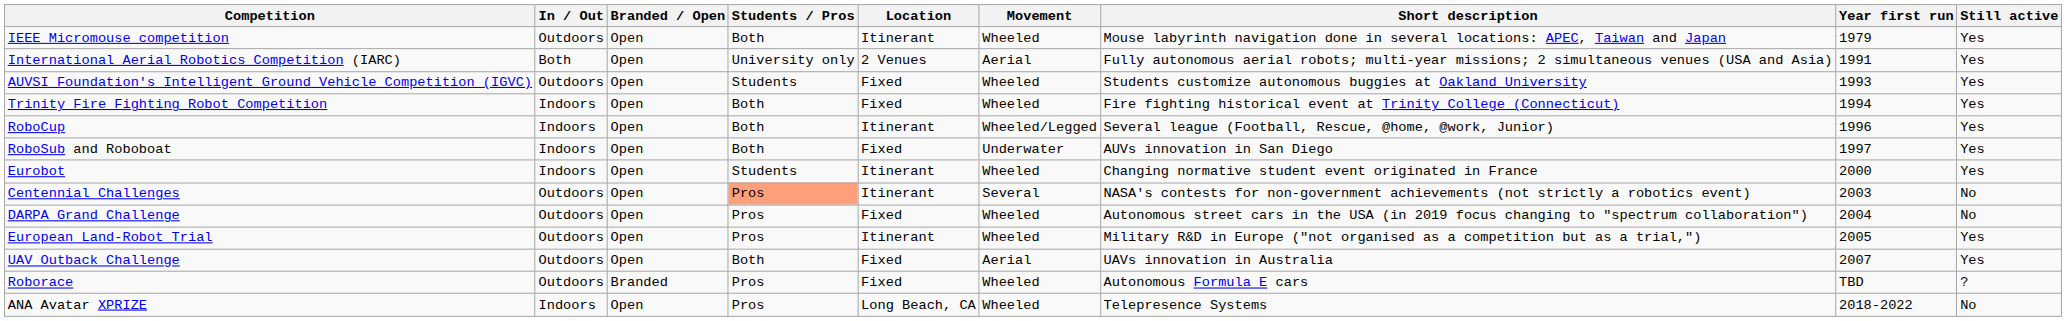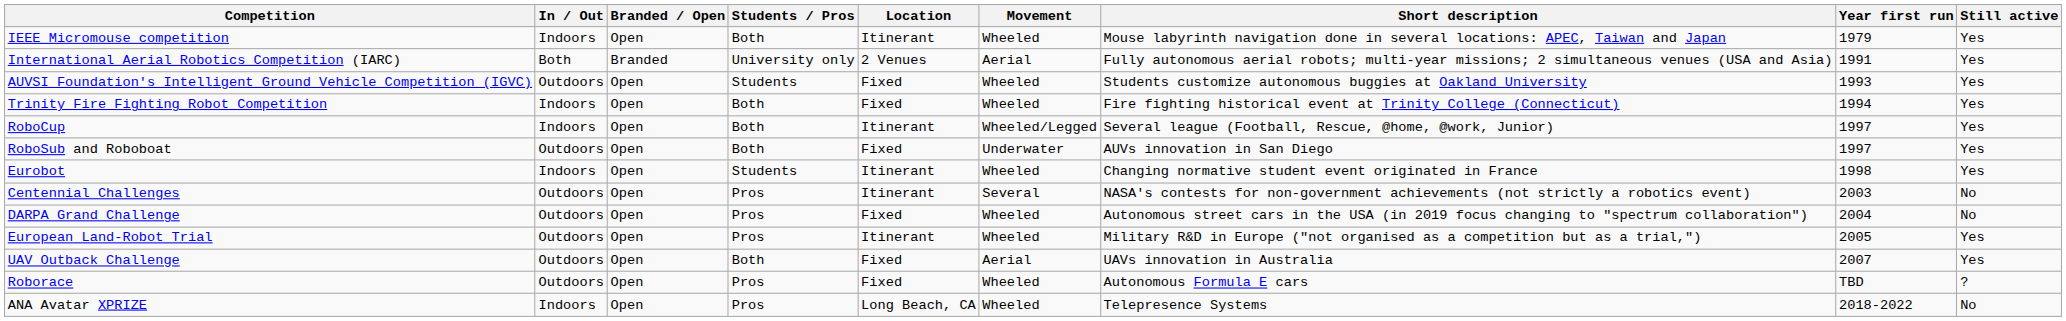(571, 38) Outdoors -> (567, 38) Indoors
(627, 60) Open -> (639, 60) Branded
(1855, 127) 1996 -> (1855, 127) 1997
(567, 149) Indoors -> (571, 149) Outdoors
(1855, 171) 2000 -> (1855, 171) 1998
(748, 194) lightsalmon background -> (748, 194) no background
(639, 283) Branded -> (627, 283) Open
